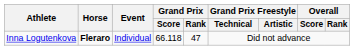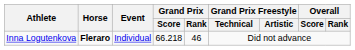(168, 39) 66.118 -> (169, 39) 66.218
(196, 39) 47 -> (196, 39) 46
